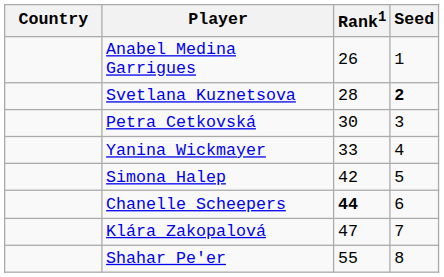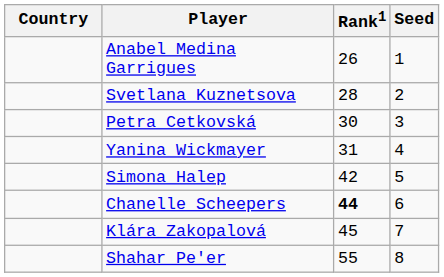(399, 96) bold -> (399, 96) normal
(348, 150) 33 -> (348, 150) 31
(348, 231) 47 -> (348, 231) 45
